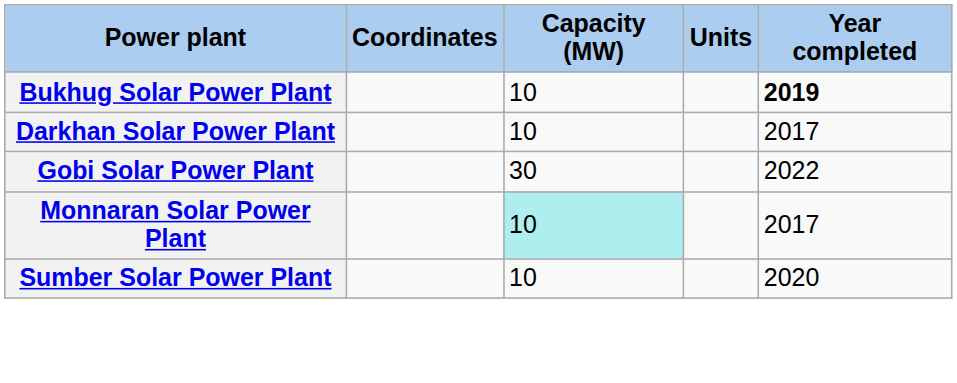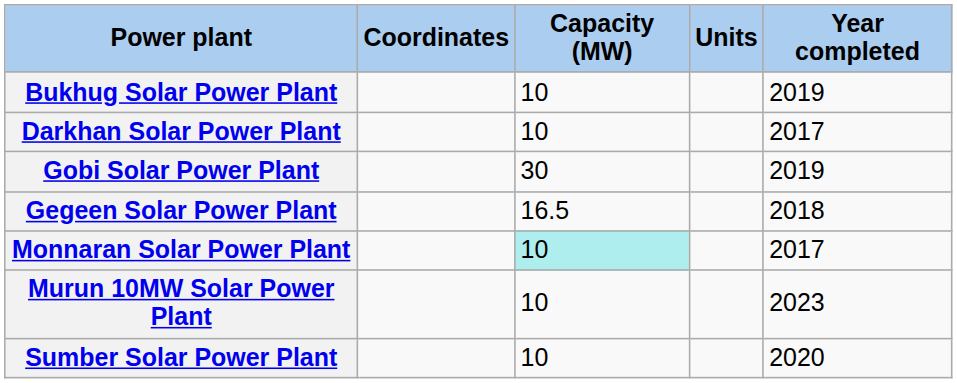(792, 91) bold -> (797, 91) normal
(792, 171) 2022 -> (797, 171) 2019
+ row: (181, 210)
+ row: (181, 303)
